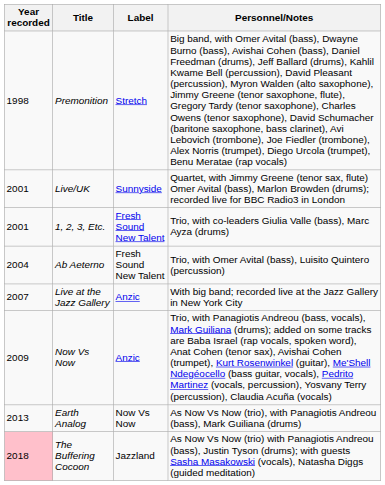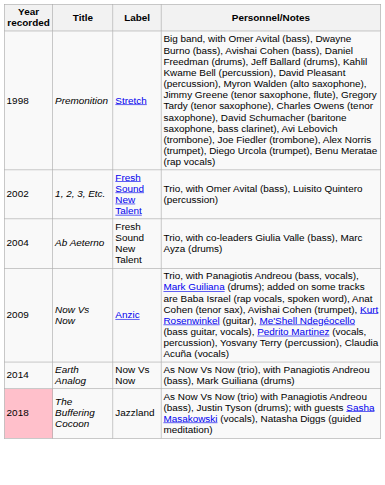- row: (72, 188)
(18, 226) 2001 -> (18, 194) 2002
(270, 226) Trio, with co-leaders Giulia Valle (bass), Marc Ayza (drums) -> (263, 194) Trio, with Omer Avital (bass), Luisito Quintero (percussion)
(270, 265) Trio, with Omer Avital (bass), Luisito Quintero (percussion) -> (263, 243) Trio, with co-leaders Giulia Valle (bass), Marc Ayza (drums)
- row: (82, 297)
(18, 418) 2013 -> (18, 375) 2014
